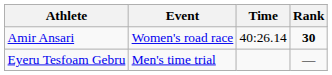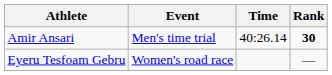(182, 38) Women's road race -> (174, 38) Men's time trial
(174, 60) Men's time trial -> (182, 60) Women's road race
